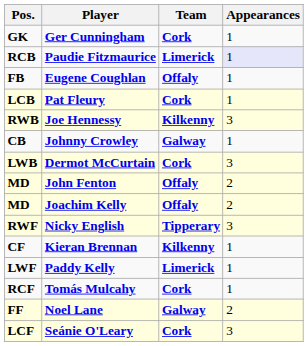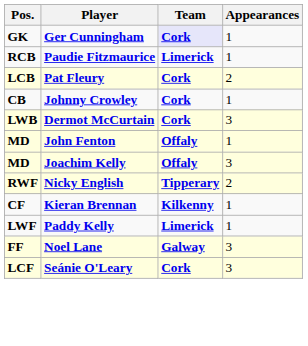(177, 36) no background -> (176, 36) lavender background
(229, 57) lavender background -> (229, 57) no background
- row: (95, 78)
(229, 99) 1 -> (229, 78) 2
- row: (83, 120)
(184, 141) Galway -> (176, 99) Cork
(229, 183) 2 -> (229, 141) 1
(229, 204) 2 -> (229, 162) 3
(229, 225) 3 -> (229, 183) 2
- row: (90, 288)
(229, 309) 2 -> (229, 246) 3
